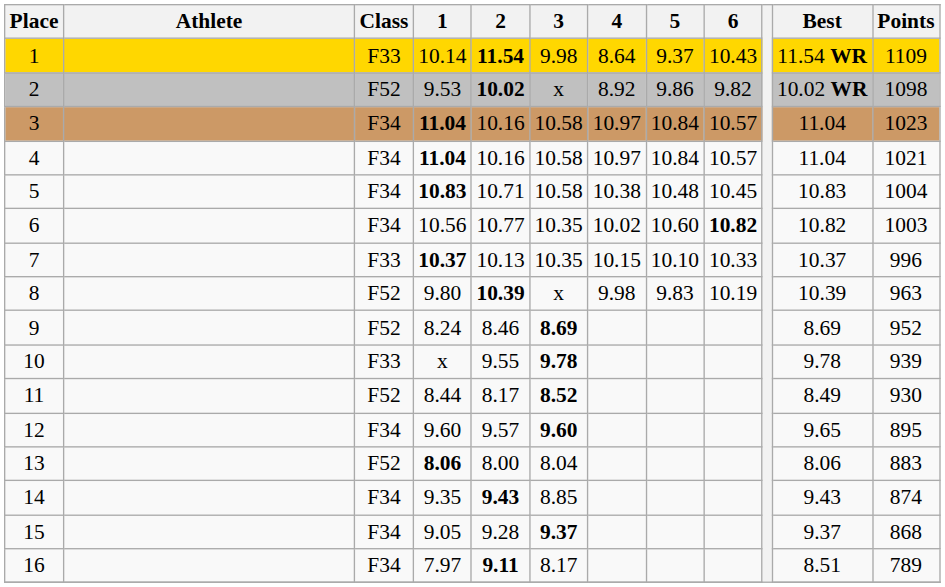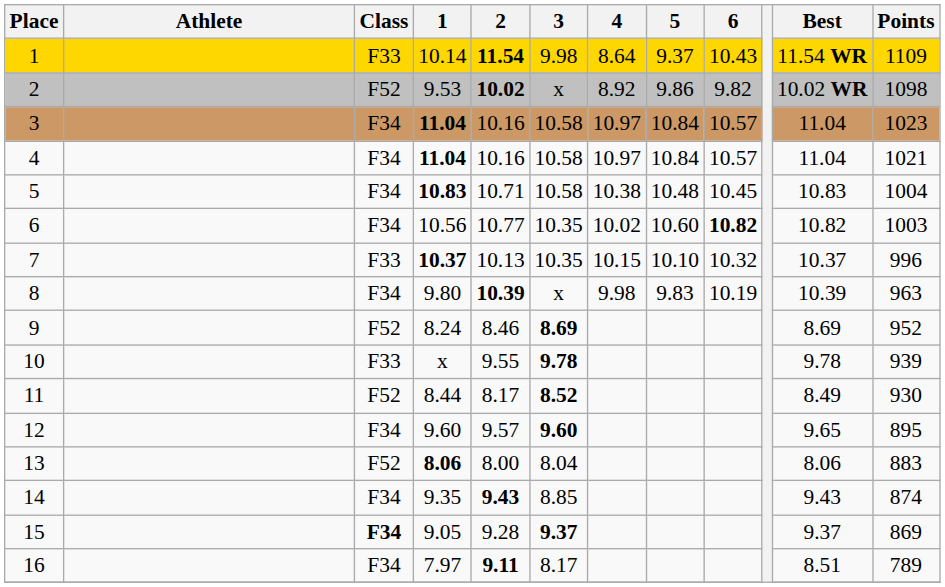(733, 259) 10.33 -> (733, 259) 10.32
(384, 293) F52 -> (384, 293) F34
(384, 531) normal -> (384, 531) bold
(906, 531) 868 -> (906, 531) 869
